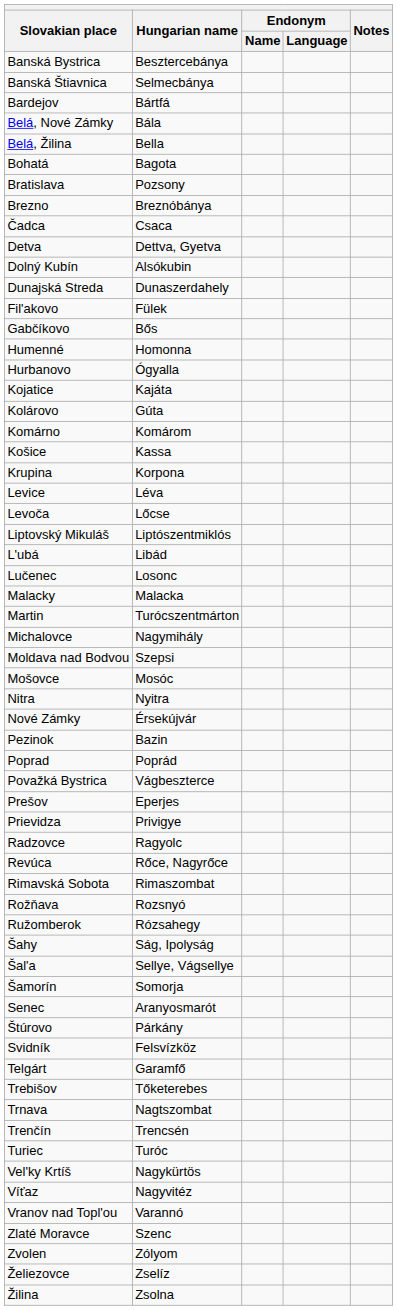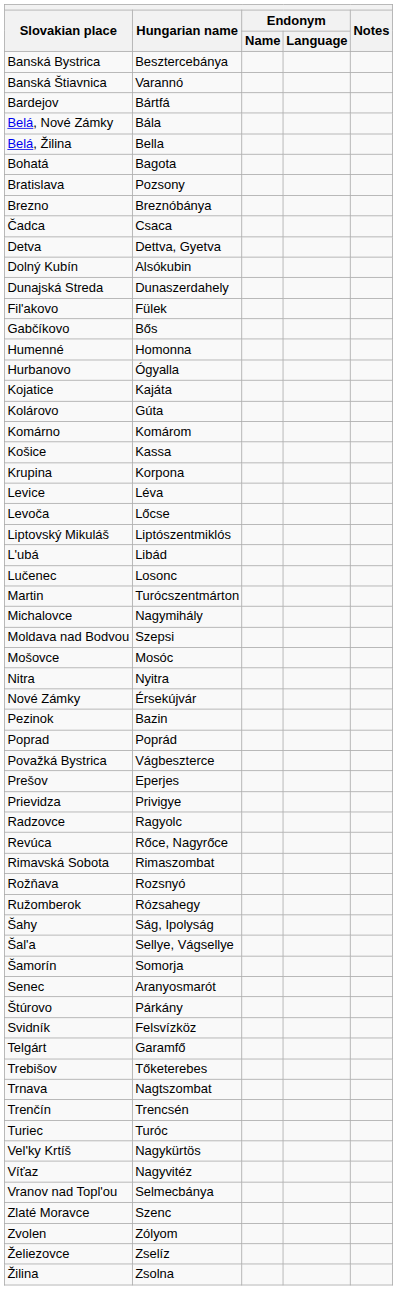(174, 82) Selmecbánya -> (159, 82) Varannó
- row: (31, 596)
(159, 1212) Varannó -> (174, 1192) Selmecbánya
